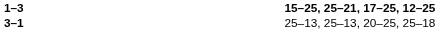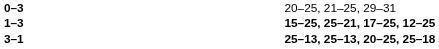+ row: (14, 8)
(360, 23) normal -> (360, 39) bold
